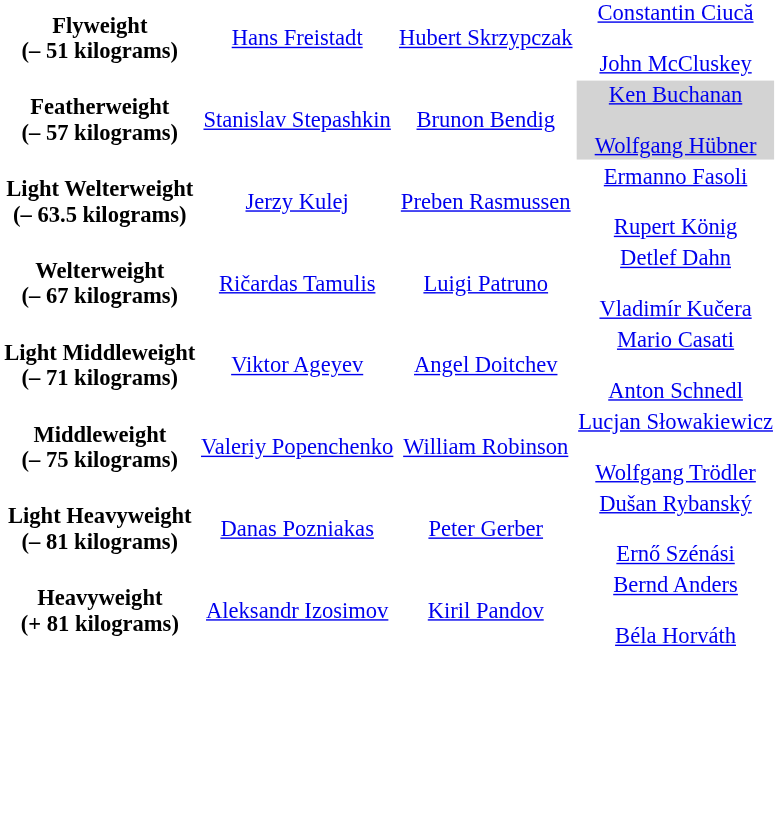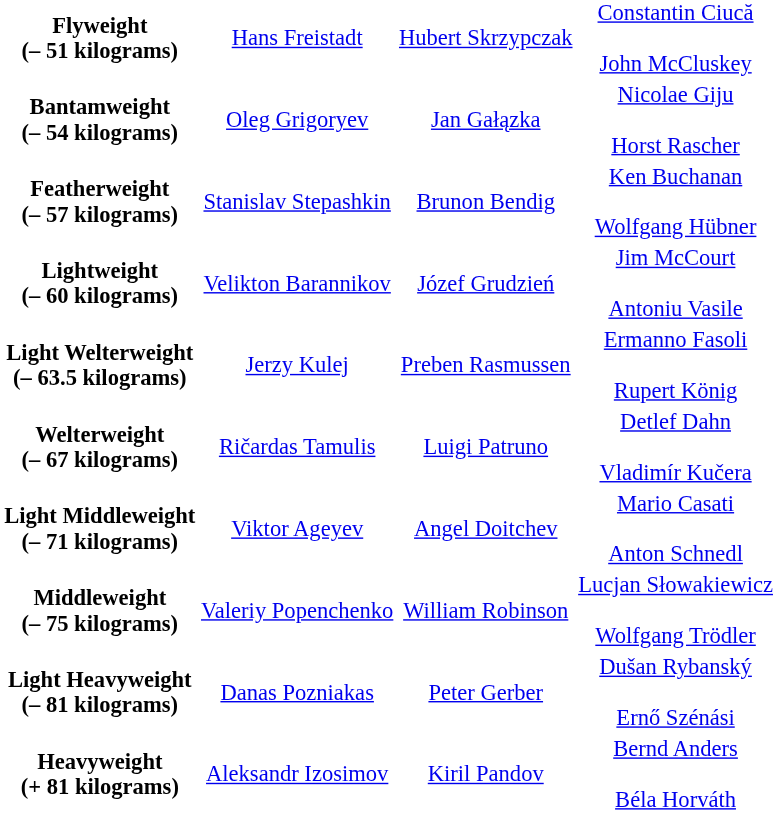+ row: (100, 119)
(676, 119) lightgrey background -> (676, 201) no background
+ row: (100, 283)
